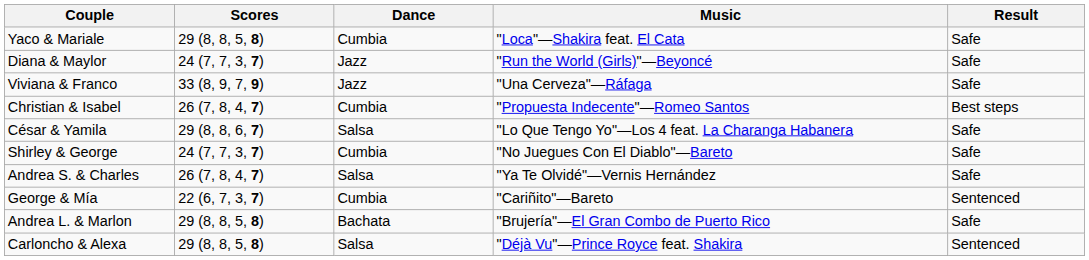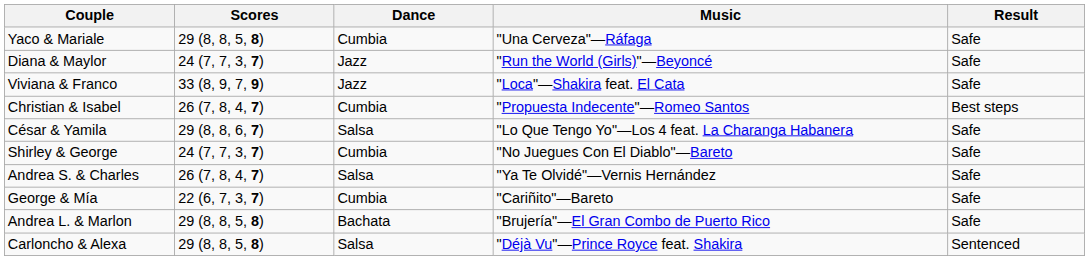(590, 38) "Loca"—Shakira feat. El Cata -> (574, 38) "Una Cerveza"—Ráfaga
(574, 84) "Una Cerveza"—Ráfaga -> (590, 84) "Loca"—Shakira feat. El Cata
(986, 198) Sentenced -> (966, 198) Safe
